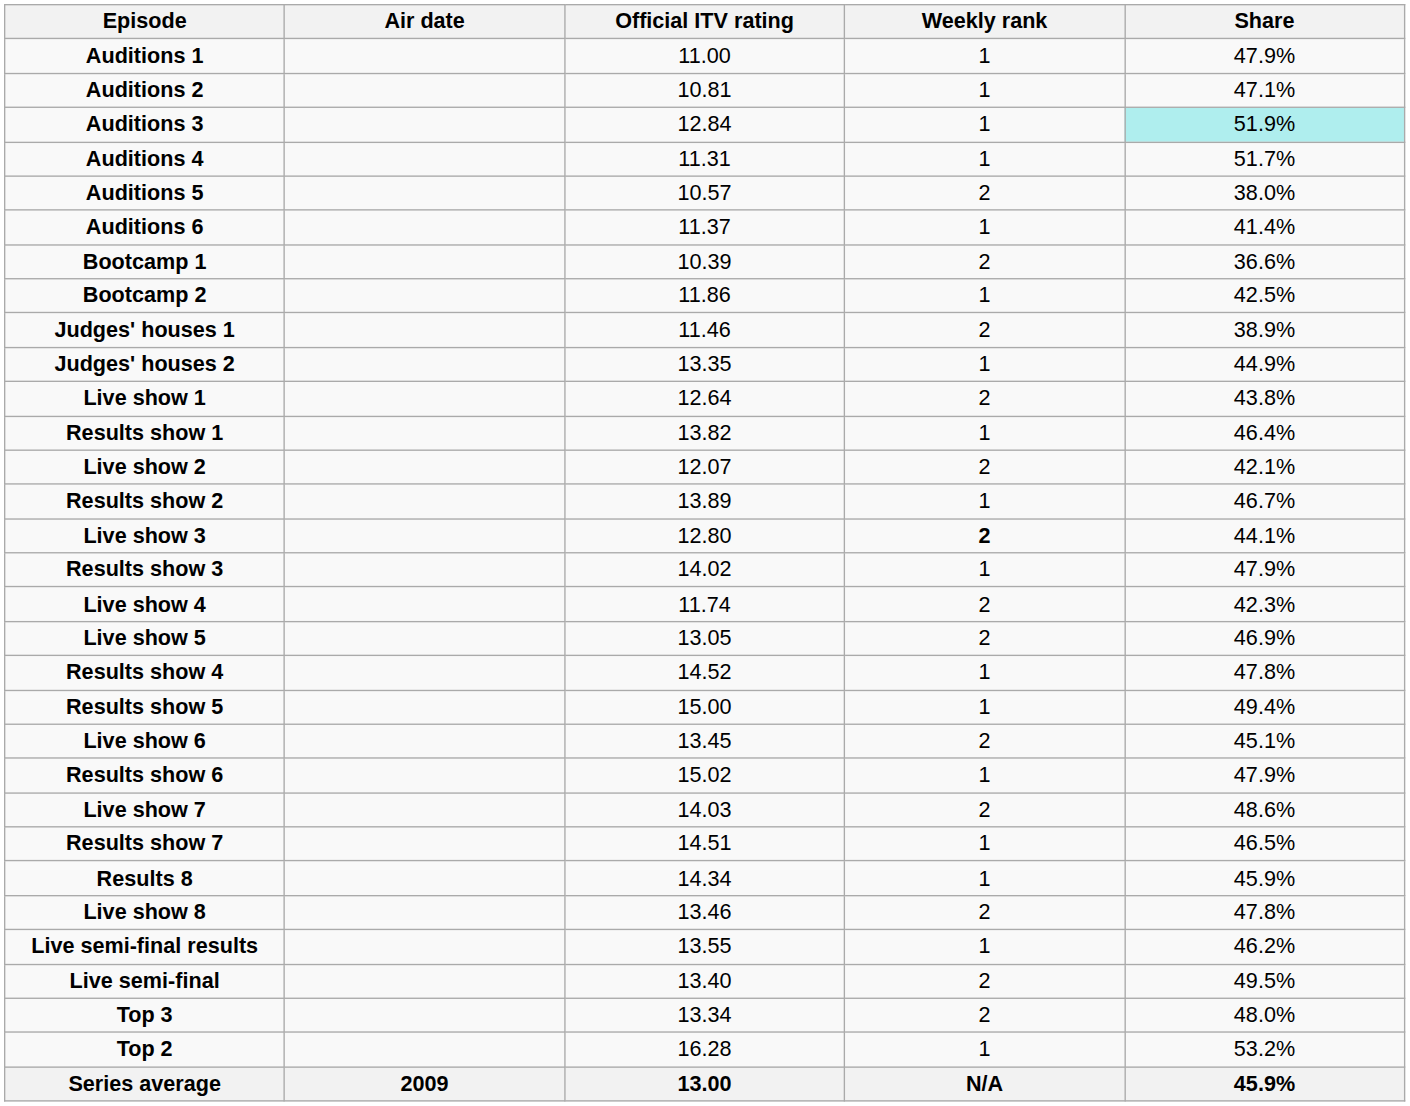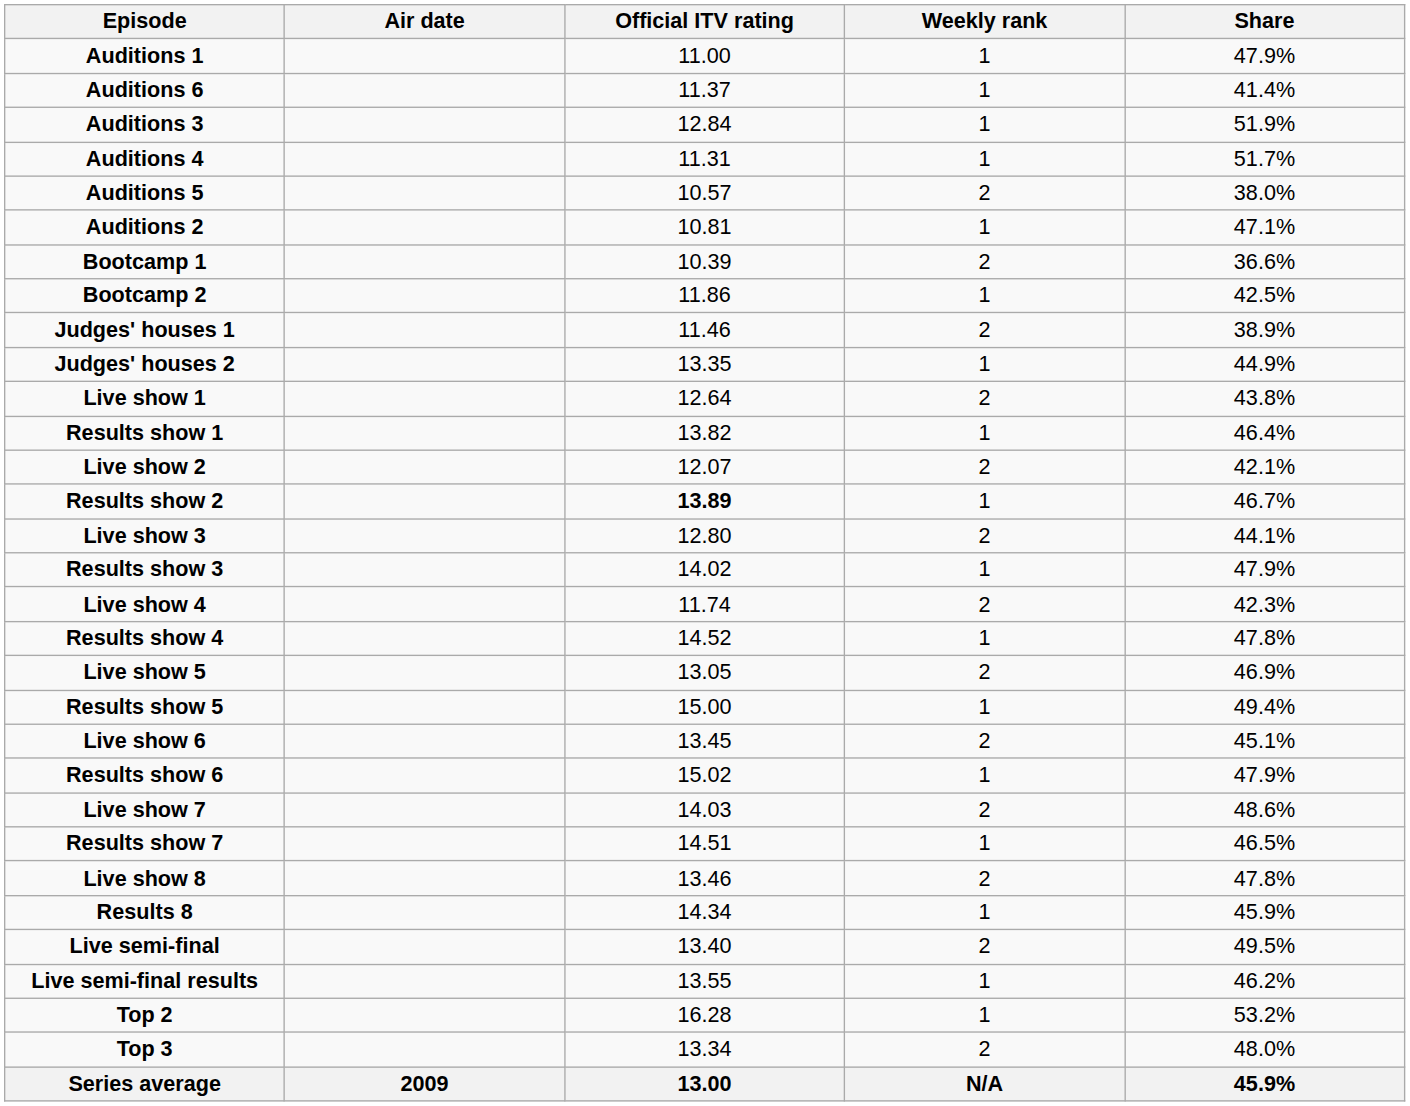rows swapped: (145, 90) <-> (145, 227)
(1264, 124) paleturquoise background -> (1264, 124) no background
(705, 501) normal -> (705, 501) bold
(985, 535) bold -> (985, 535) normal
rows swapped: (145, 672) <-> (145, 638)
rows swapped: (145, 912) <-> (145, 878)
rows swapped: (145, 980) <-> (145, 946)
rows swapped: (145, 1015) <-> (145, 1049)
